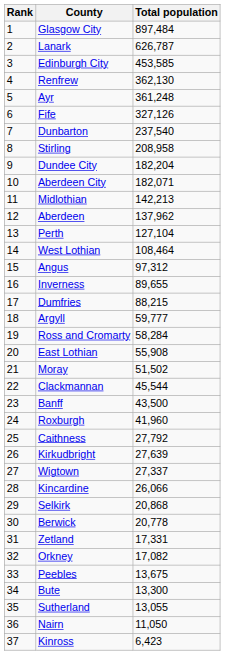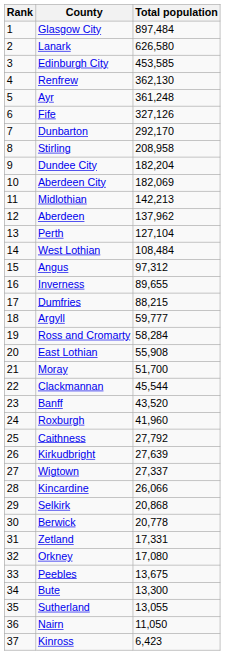(155, 47) 626,787 -> (155, 47) 626,580
(155, 132) 237,540 -> (155, 132) 292,170
(155, 183) 182,071 -> (155, 183) 182,069
(155, 251) 108,464 -> (155, 251) 108,484
(152, 370) 51,502 -> (152, 370) 51,700
(152, 404) 43,500 -> (152, 404) 43,520
(152, 557) 17,082 -> (152, 557) 17,080
